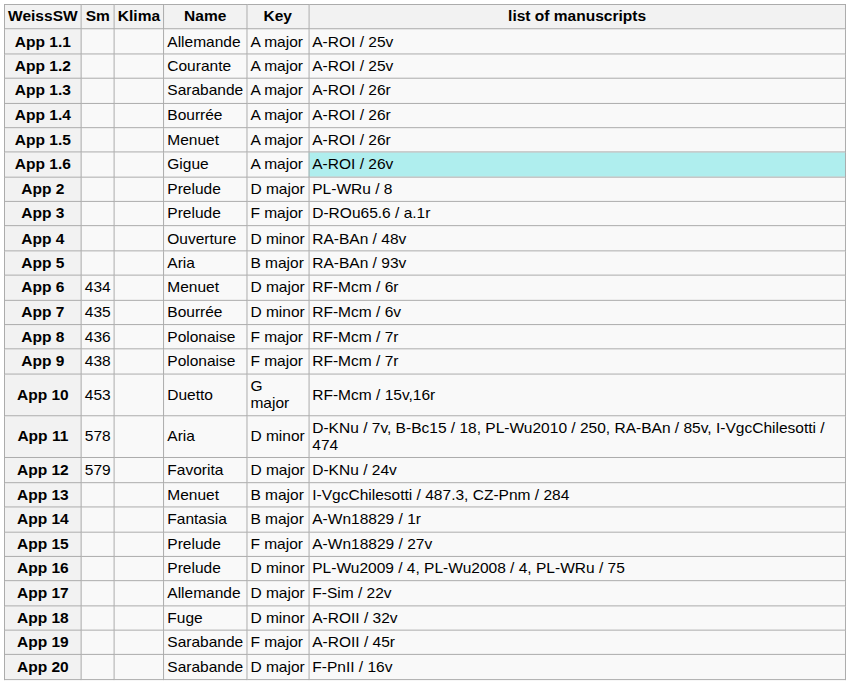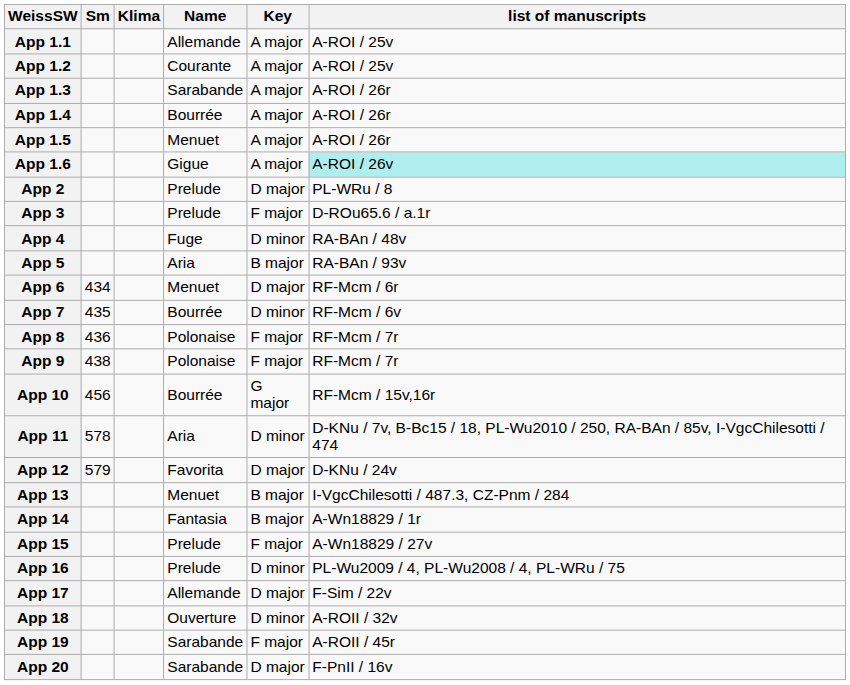(202, 238) Ouverture -> (185, 238) Fuge
(98, 394) 453 -> (98, 394) 456
(190, 394) Duetto -> (195, 394) Bourrée
(185, 617) Fuge -> (202, 617) Ouverture
